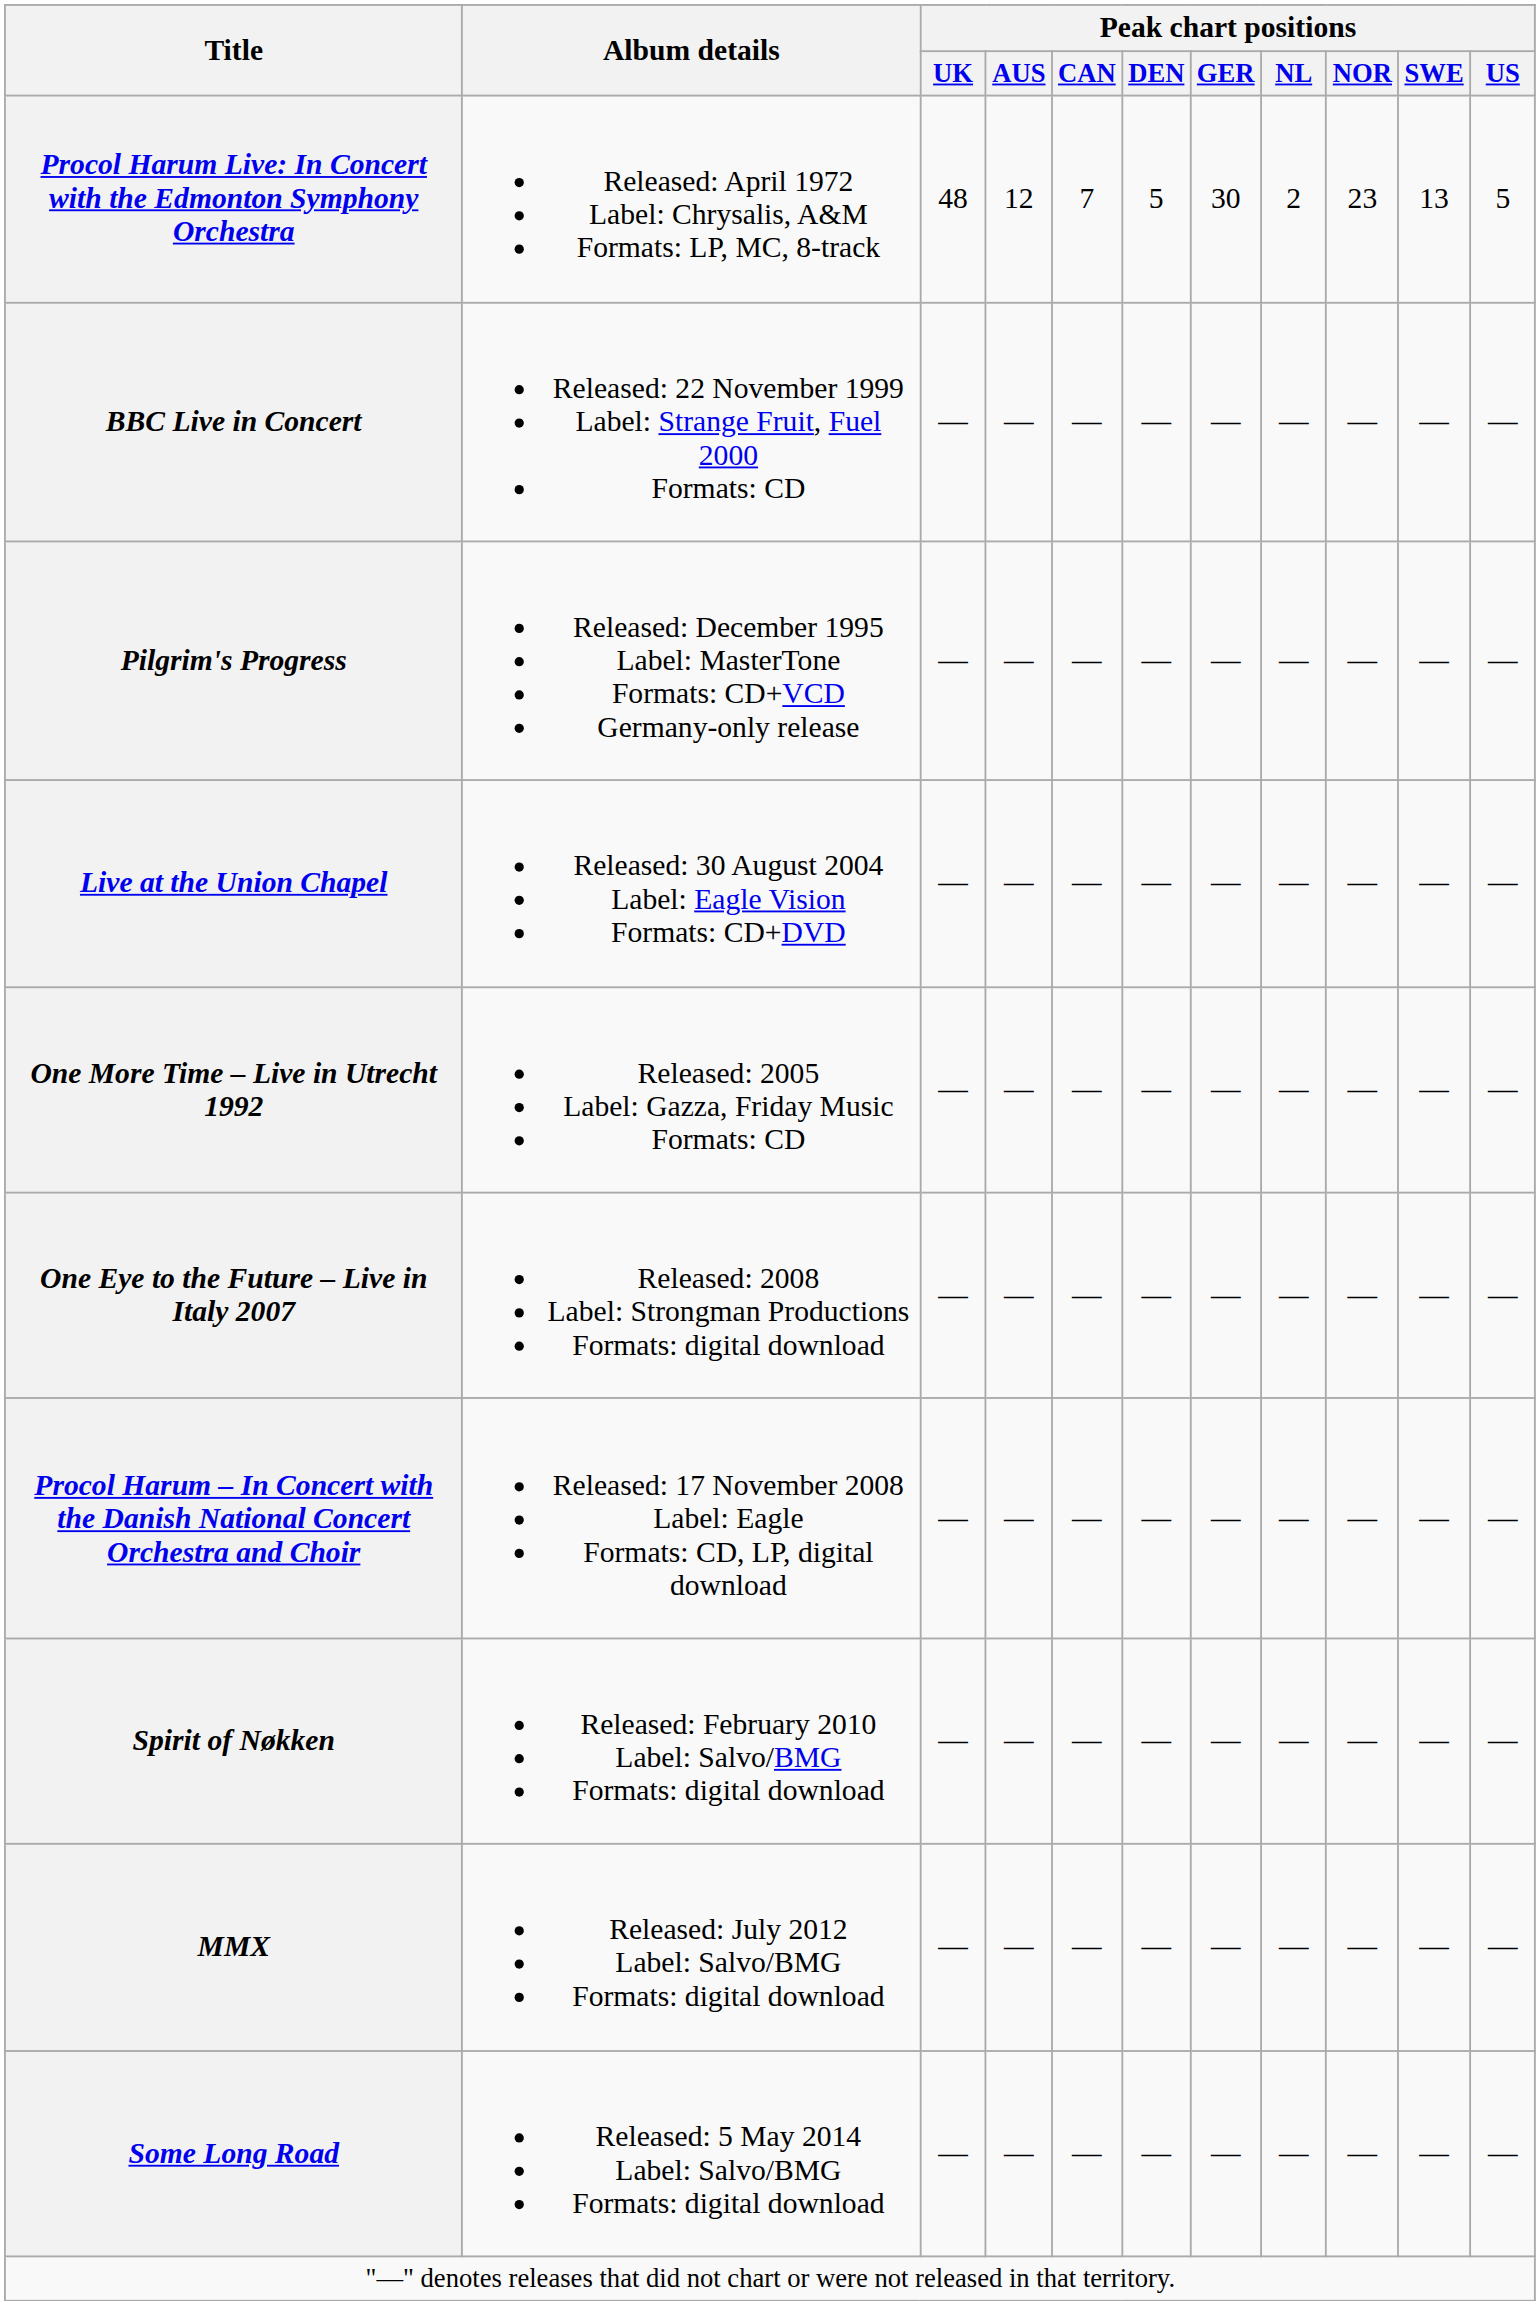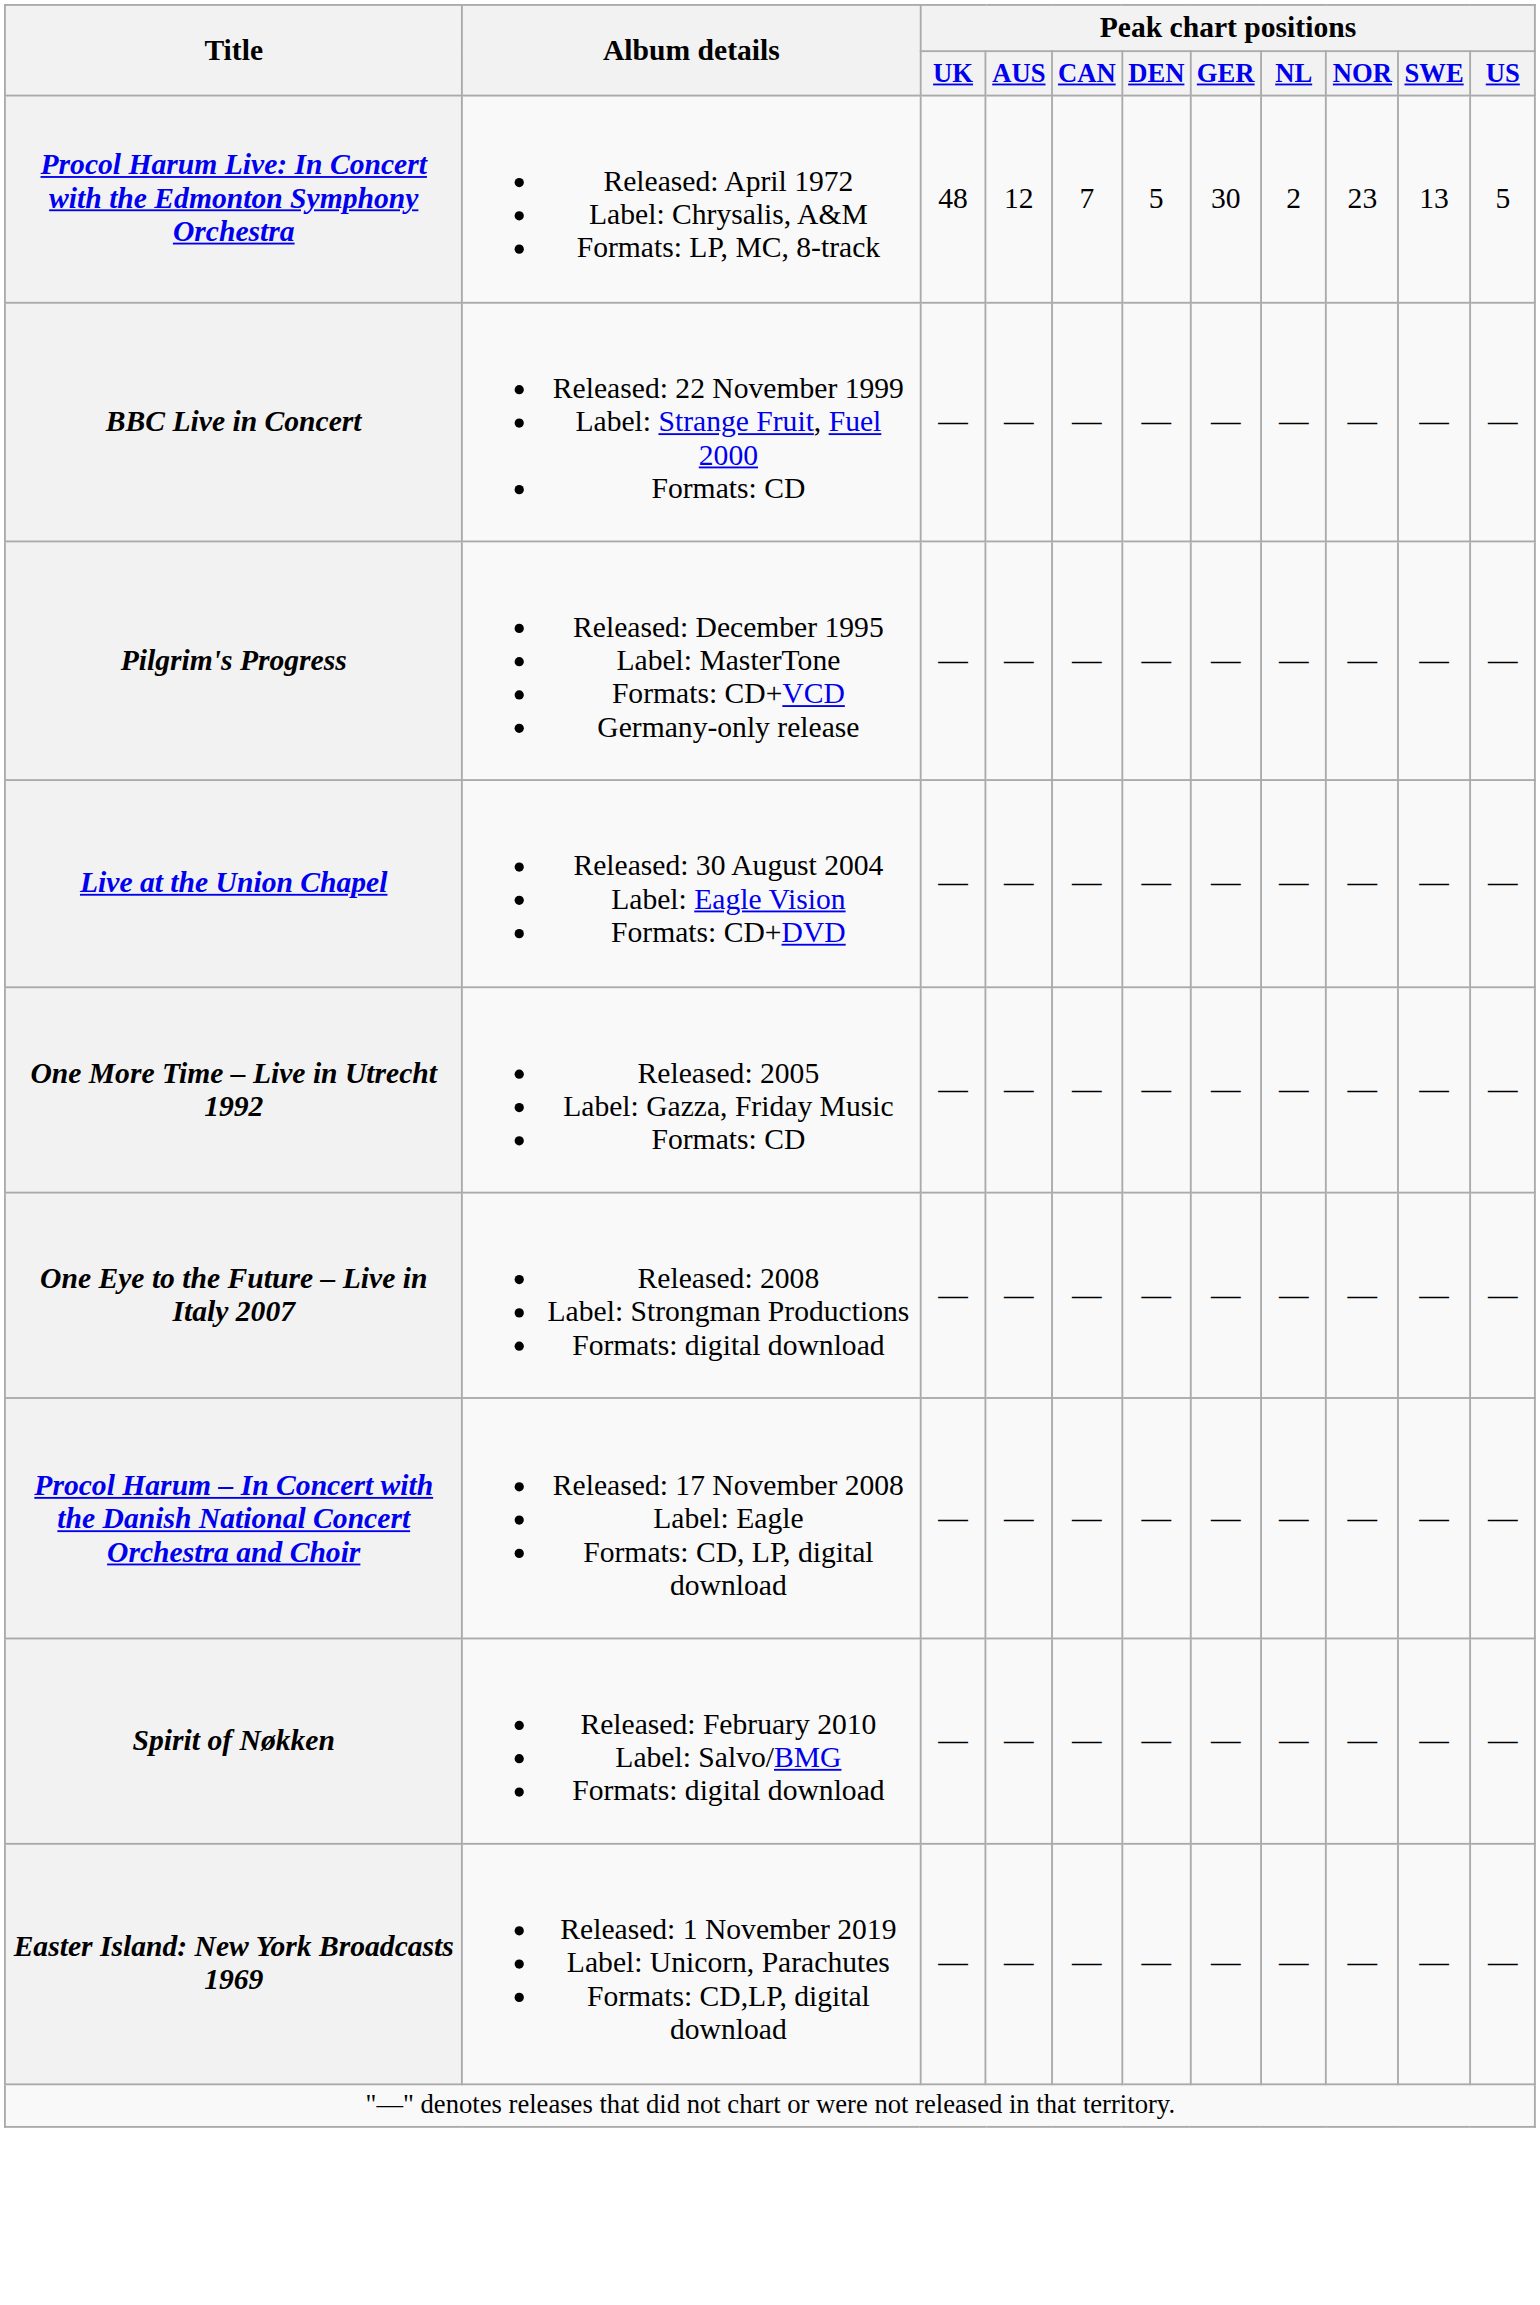- row: (234, 1946)
- row: (234, 2152)
+ row: (234, 1963)
